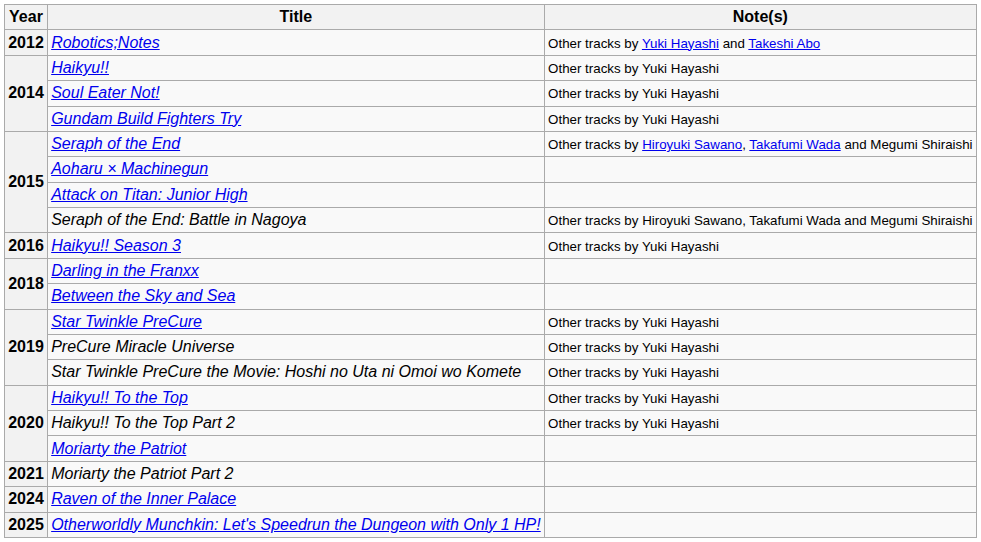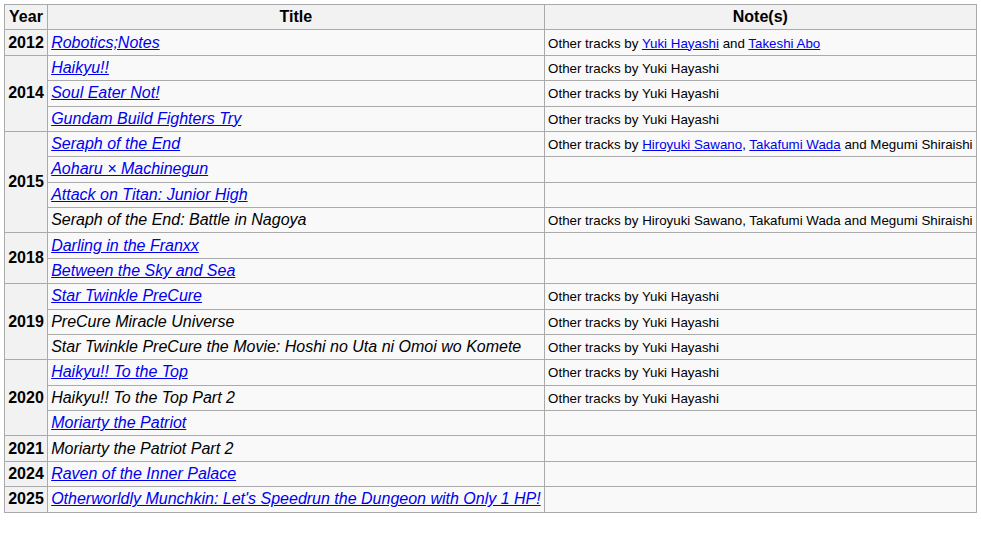- row: (116, 245)
